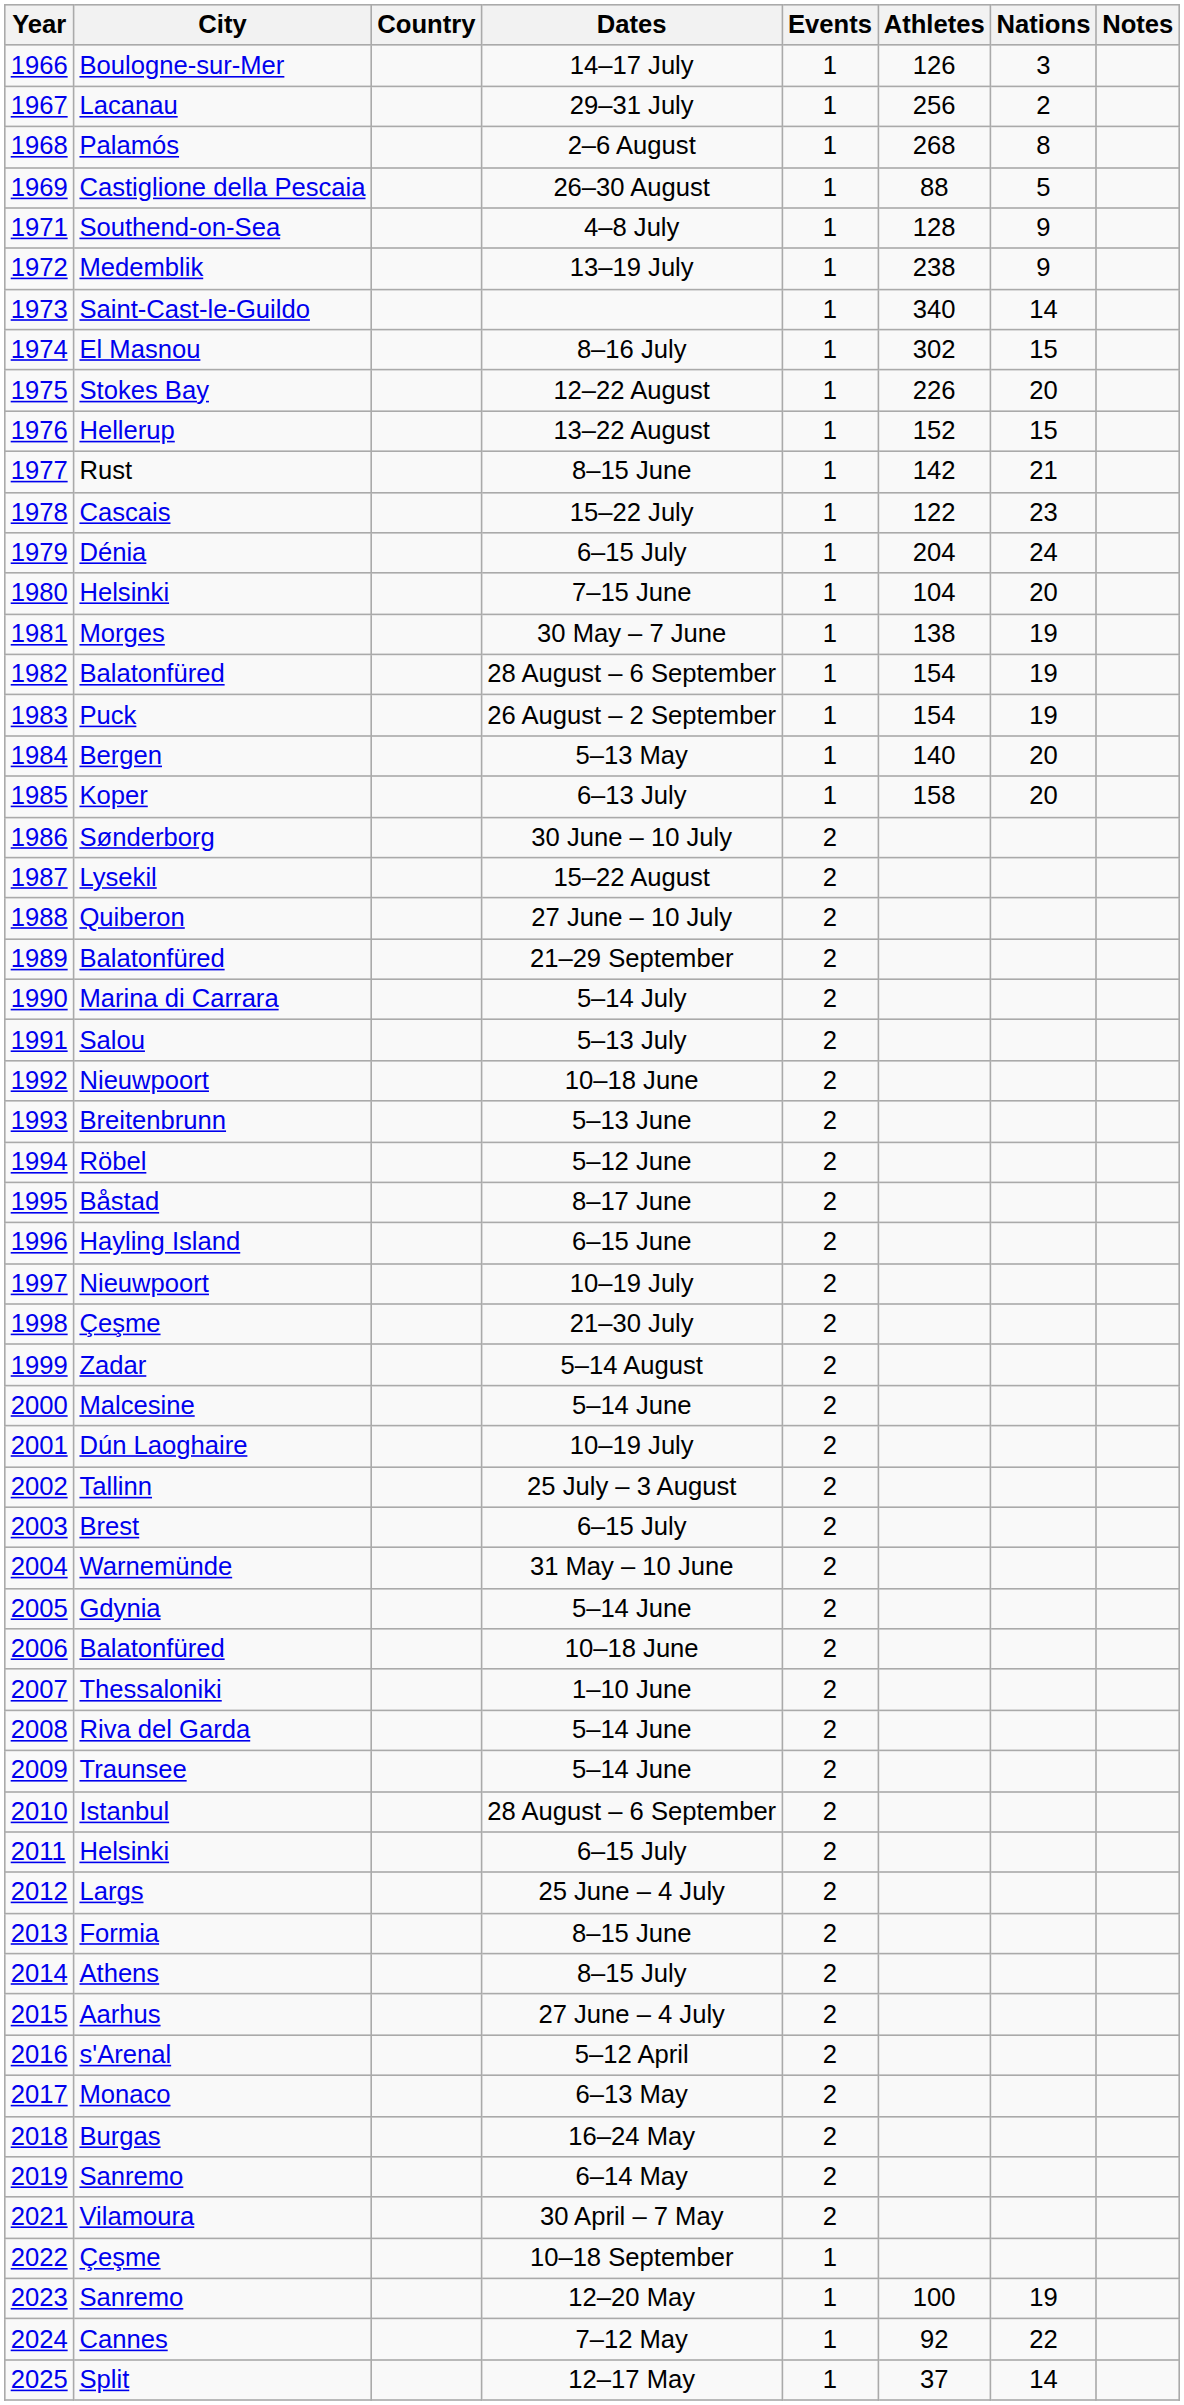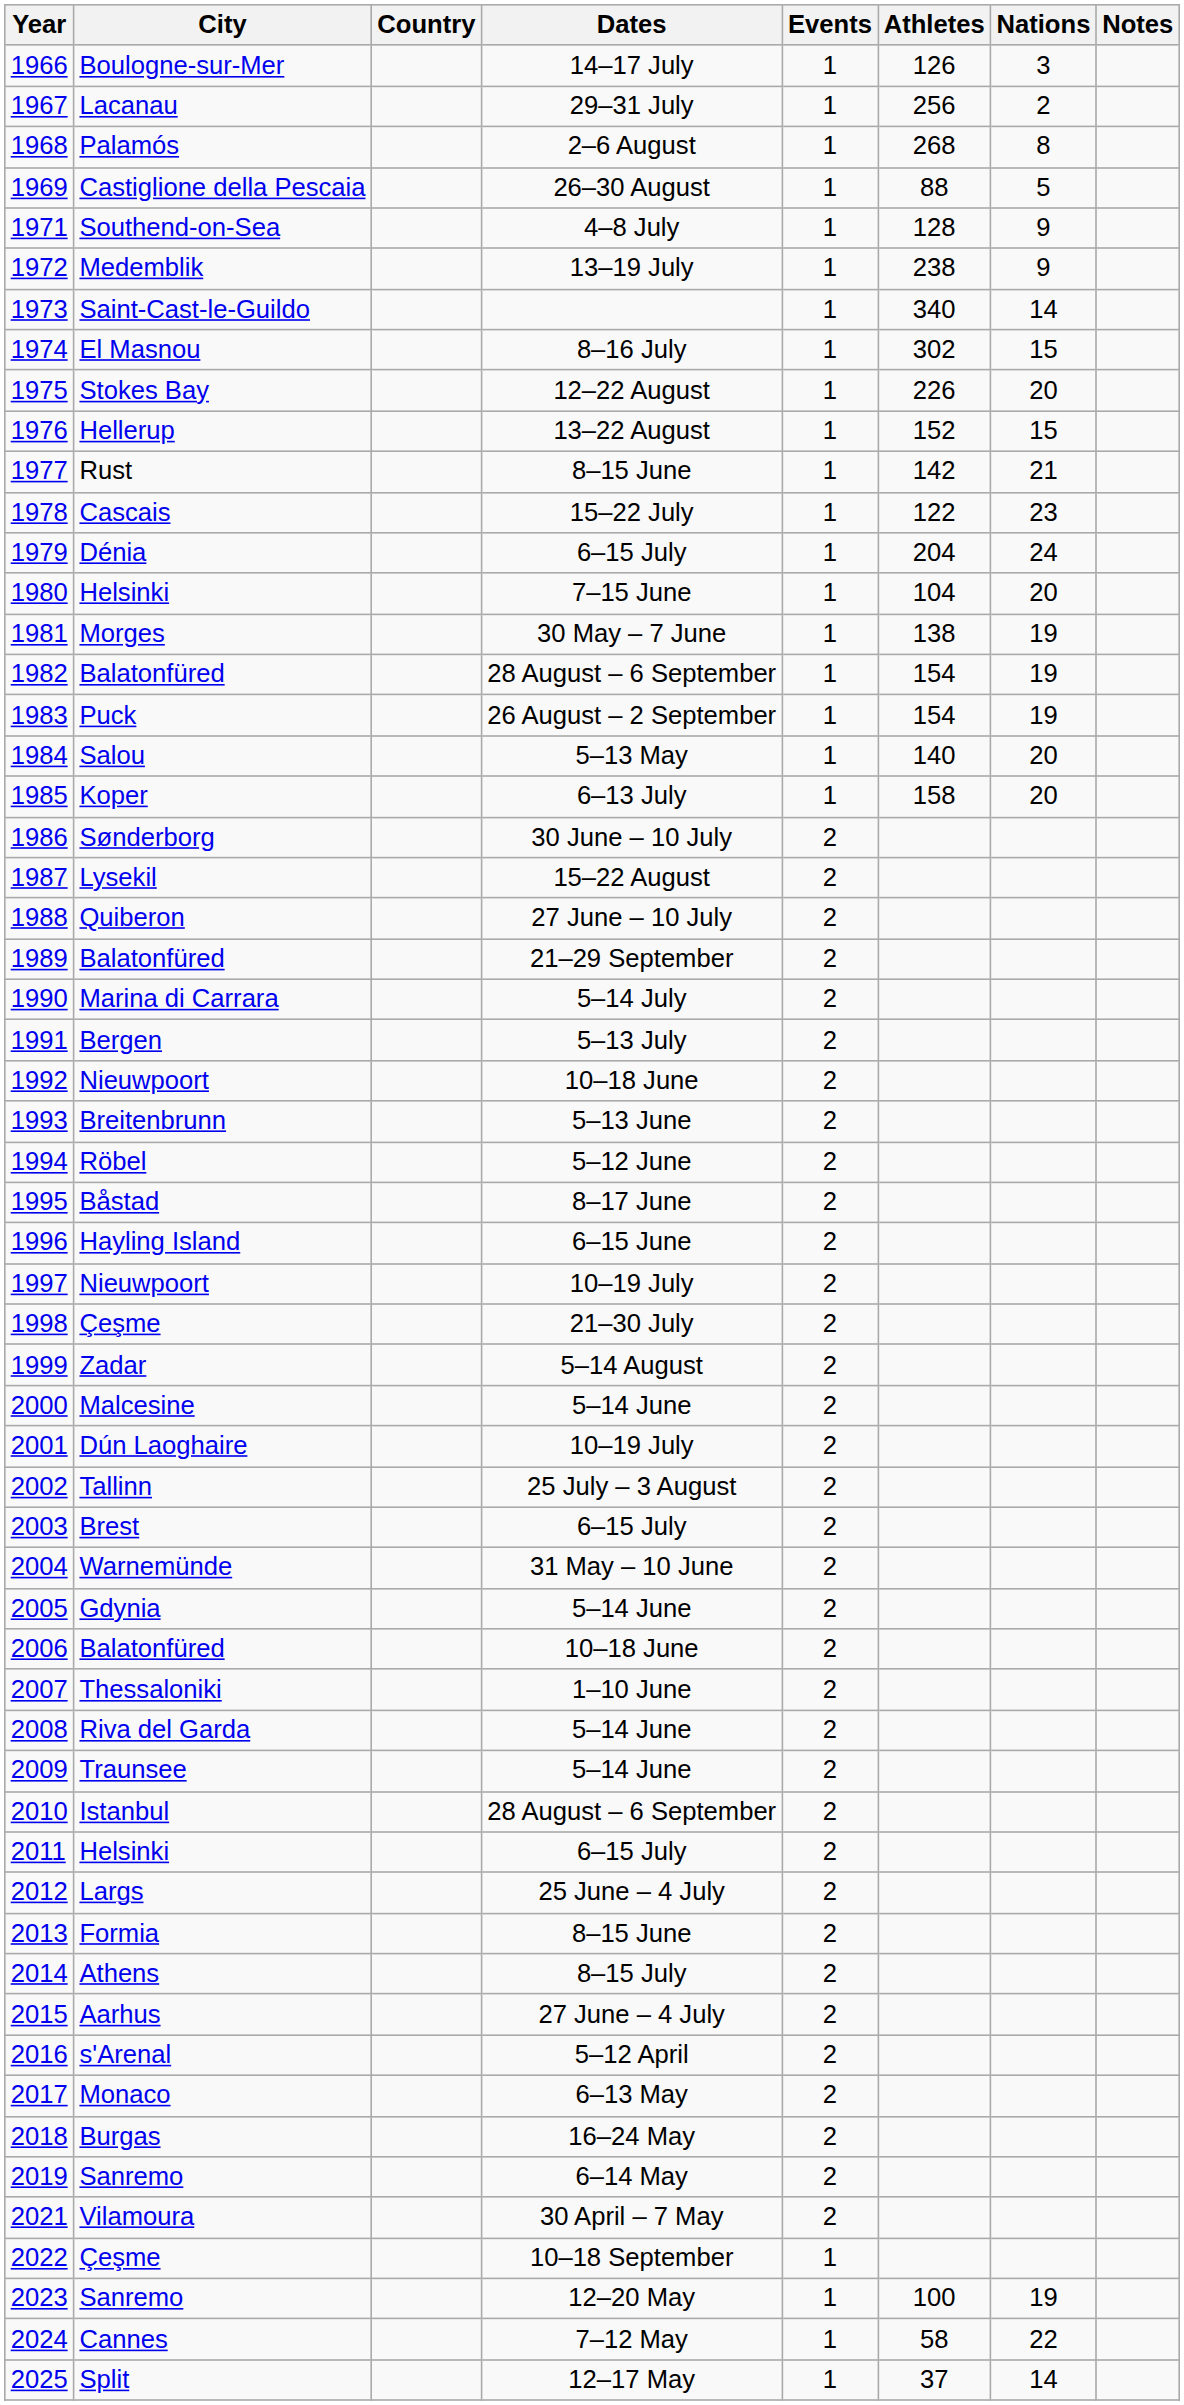(121, 755) Bergen -> (112, 755) Salou
(112, 1039) Salou -> (121, 1039) Bergen
(934, 2339) 92 -> (934, 2339) 58
